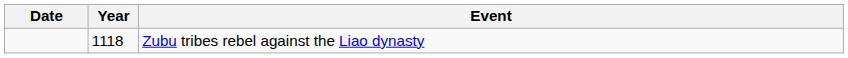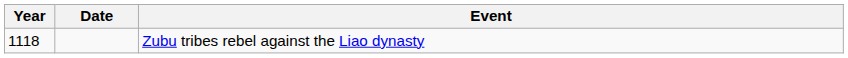columns swapped: (114, 16) <-> (46, 16)
